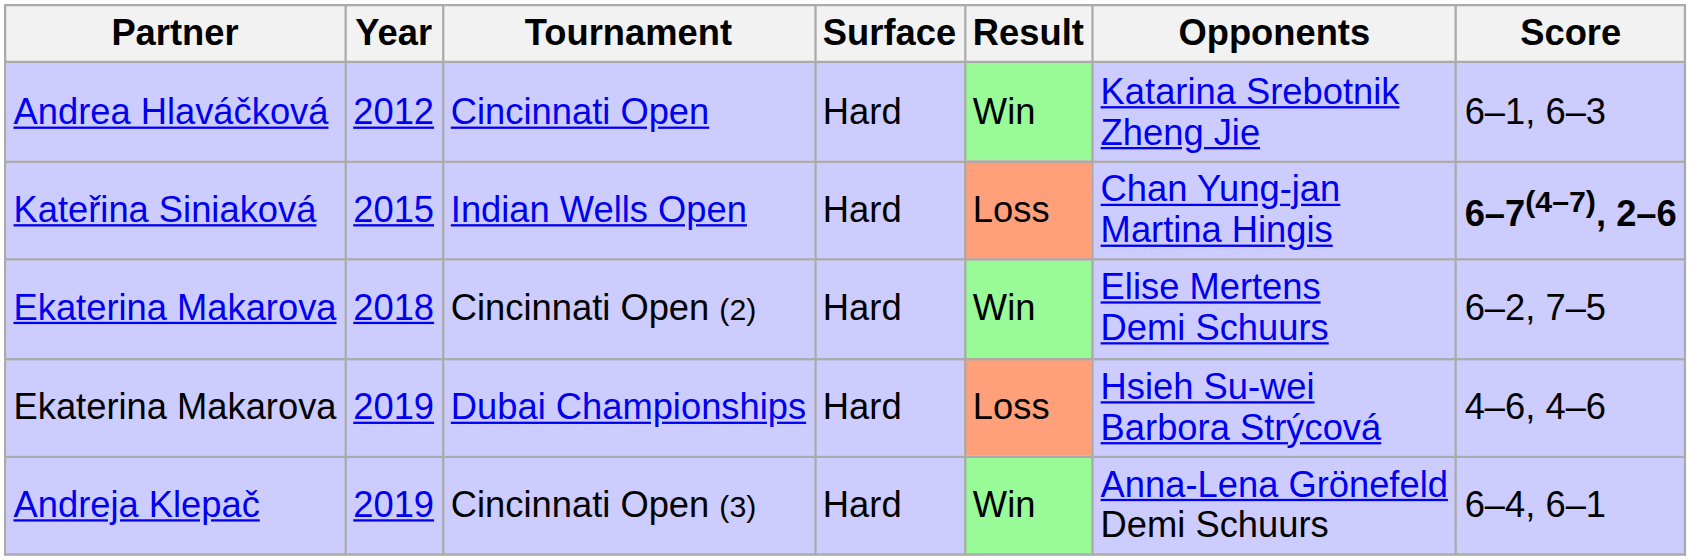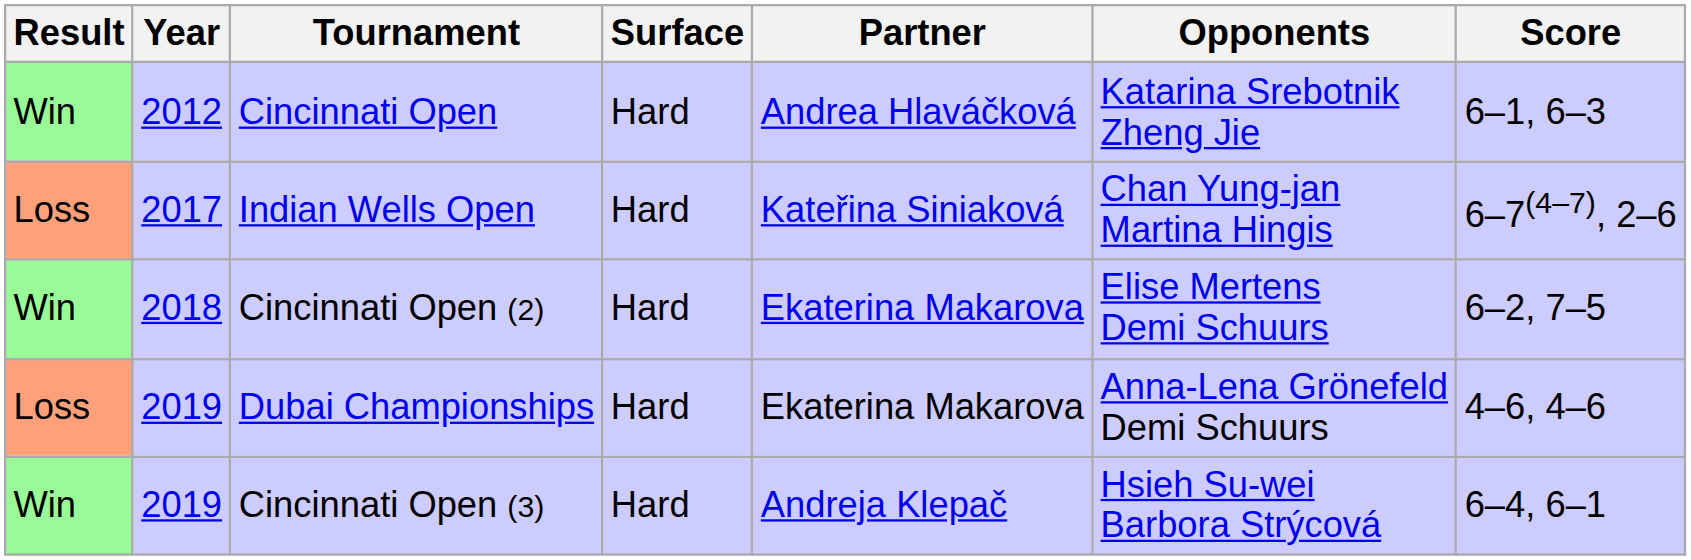columns swapped: (1028, 33) <-> (175, 33)
(394, 209) 2015 -> (182, 209) 2017
(1571, 209) bold -> (1571, 209) normal
(1241, 406) Hsieh Su-wei Barbora Strýcová -> (1274, 406) Anna-Lena Grönefeld Demi Schuurs
(1274, 505) Anna-Lena Grönefeld Demi Schuurs -> (1241, 505) Hsieh Su-wei Barbora Strýcová
